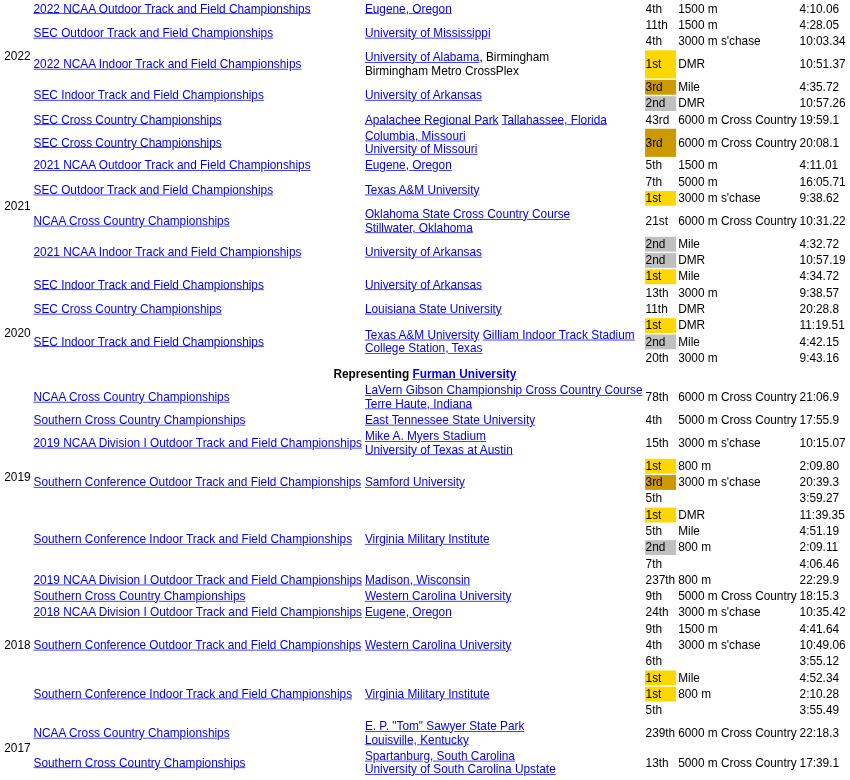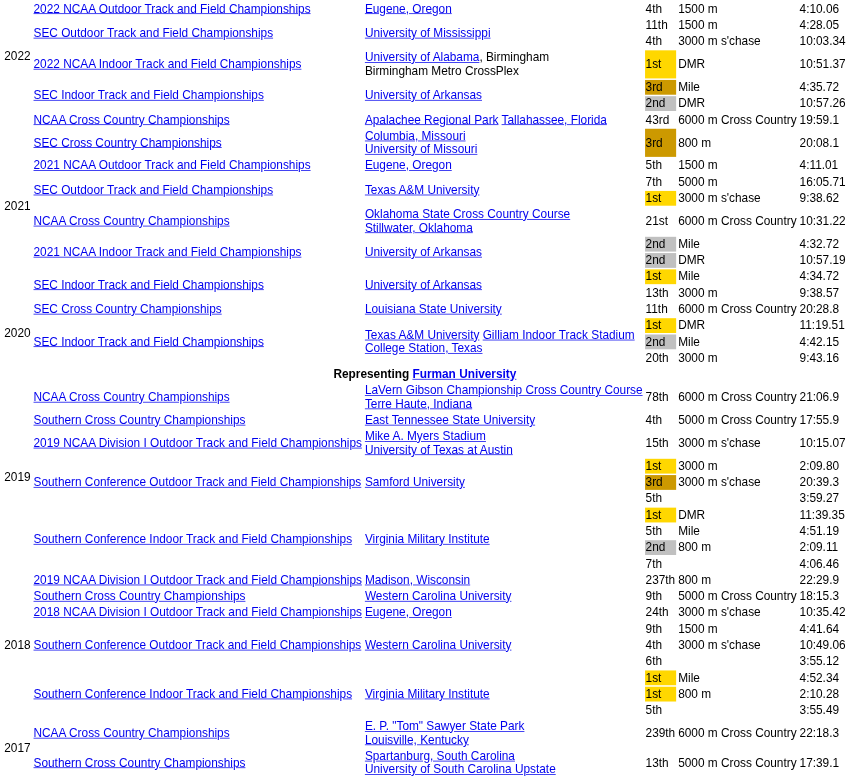(128, 120) SEC Cross Country Championships -> (132, 120) NCAA Cross Country Championships
(737, 142) 6000 m Cross Country -> (695, 142) 800 m
(692, 309) DMR -> (737, 309) 6000 m Cross Country
(695, 466) 800 m -> (698, 466) 3000 m
